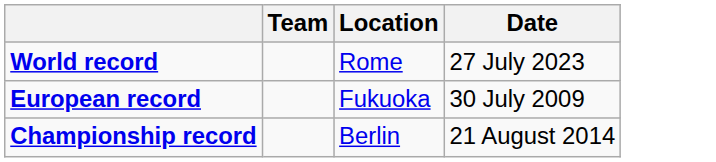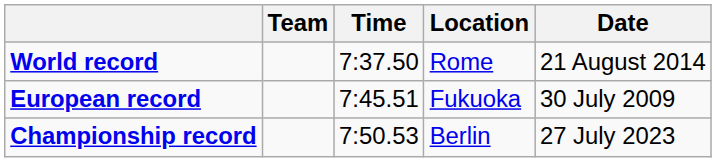+ column: (379, 23)
(517, 61) 27 July 2023 -> (623, 61) 21 August 2014
(532, 136) 21 August 2014 -> (608, 136) 27 July 2023
